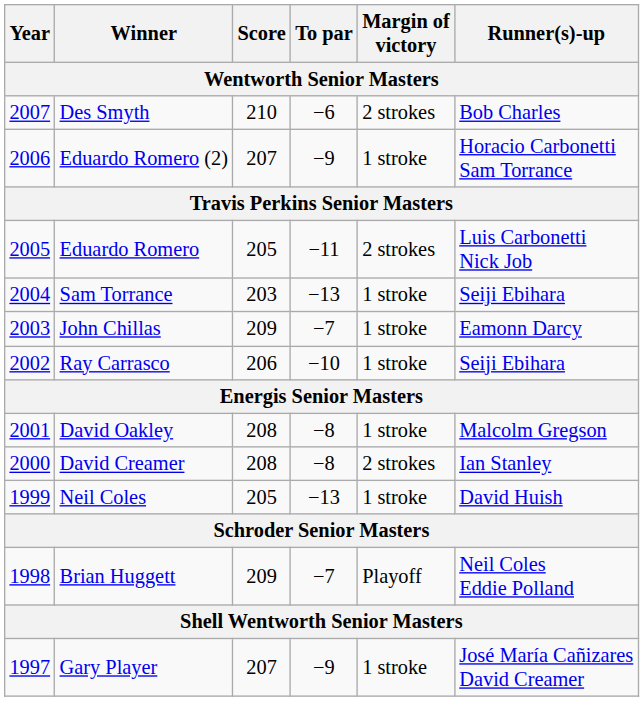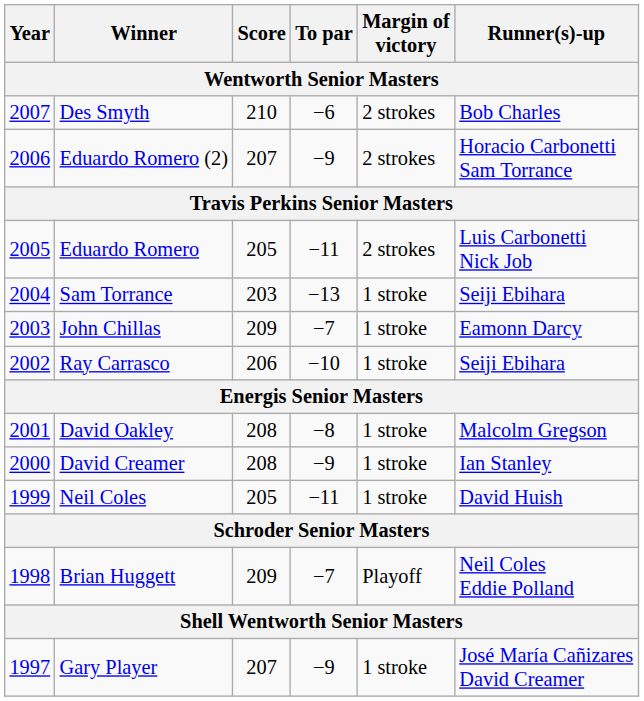(395, 158) 1 stroke -> (399, 158) 2 strokes
(324, 463) −8 -> (324, 463) −9
(399, 463) 2 strokes -> (395, 463) 1 stroke
(324, 496) −13 -> (324, 496) −11
